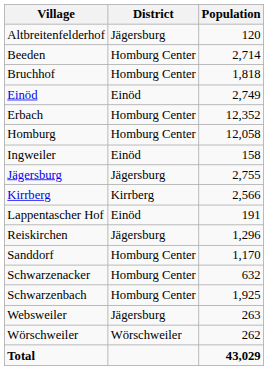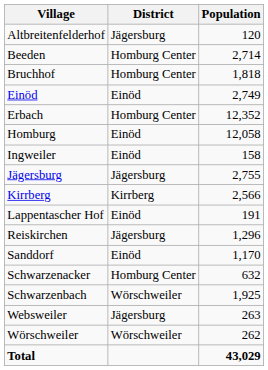(153, 134) Homburg Center -> (126, 134) Einöd
(153, 255) Homburg Center -> (126, 255) Einöd
(153, 295) Homburg Center -> (146, 295) Wörschweiler
